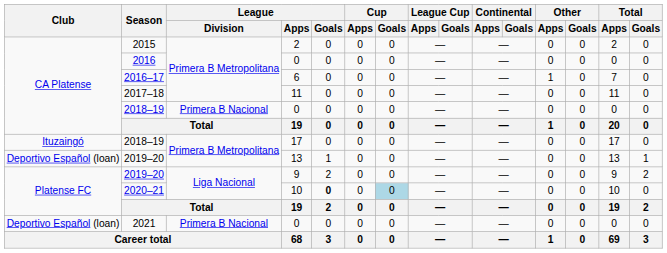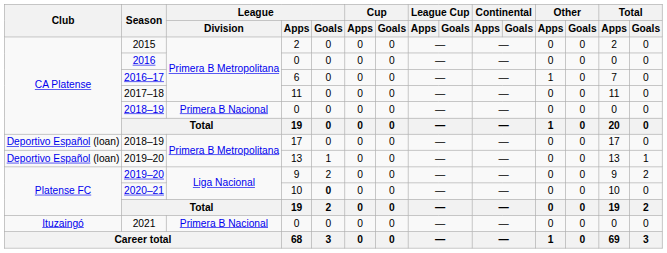(63, 142) Ituzaingó -> (63, 142) Deportivo Español (loan)
(392, 191) lightblue background -> (392, 191) no background
(63, 223) Deportivo Español (loan) -> (63, 223) Ituzaingó
